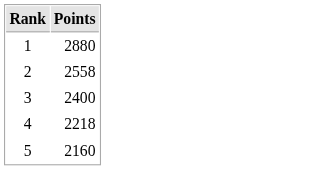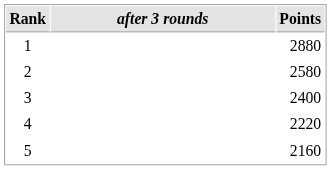+ column: (163, 18)
(80, 72) 2558 -> (306, 72) 2580
(80, 124) 2218 -> (306, 124) 2220
